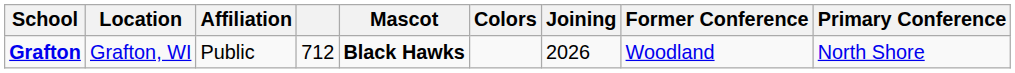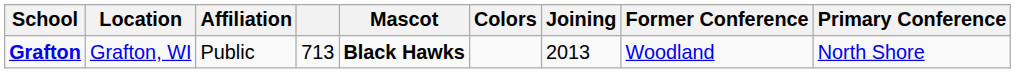(318, 51) 712 -> (318, 51) 713
(568, 51) 2026 -> (568, 51) 2013
